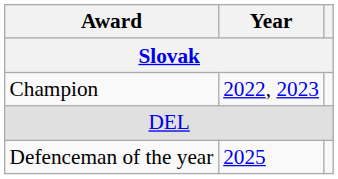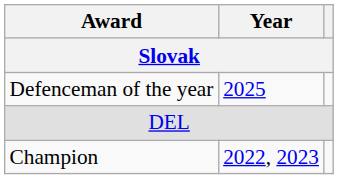rows swapped: (54, 88) <-> (111, 156)
